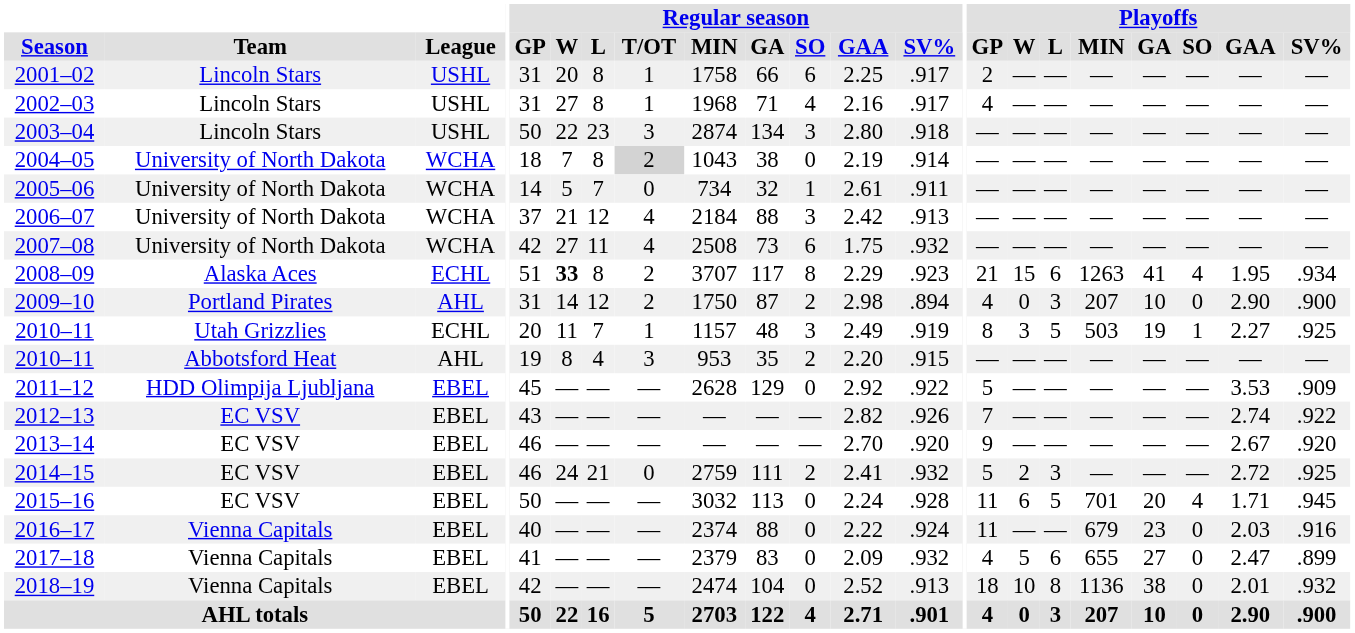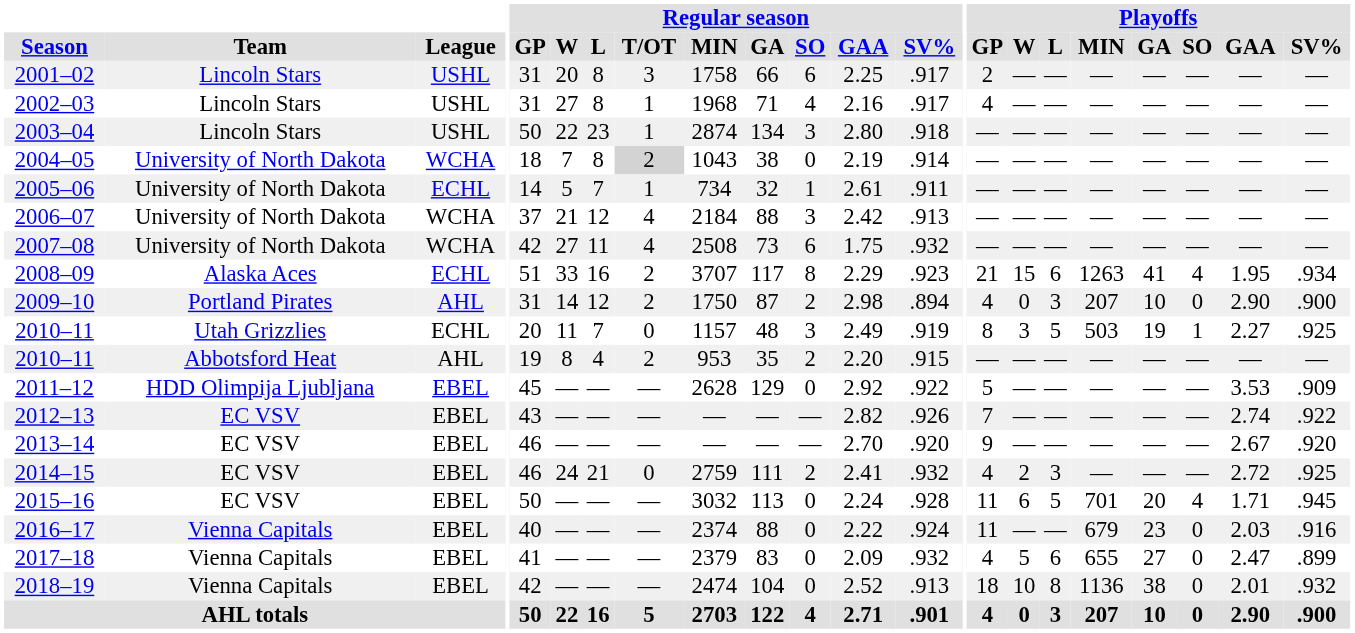(649, 74) 1 -> (649, 74) 3
(649, 131) 3 -> (649, 131) 1
(461, 188) WCHA -> (461, 188) ECHL
(649, 188) 0 -> (649, 188) 1
(567, 273) bold -> (567, 273) normal
(598, 273) 8 -> (598, 273) 16
(649, 330) 1 -> (649, 330) 0
(649, 358) 3 -> (649, 358) 2
(987, 472) 5 -> (987, 472) 4
